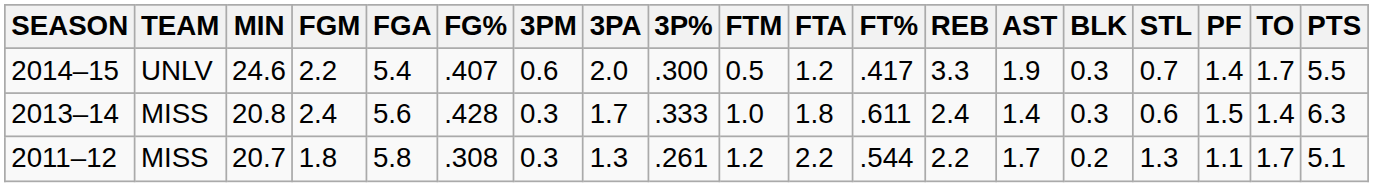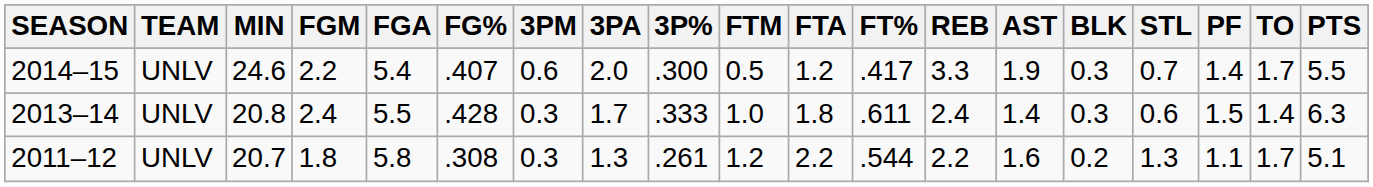(175, 114) MISS -> (177, 114) UNLV
(392, 114) 5.6 -> (392, 114) 5.5
(175, 158) MISS -> (177, 158) UNLV
(1021, 158) 1.7 -> (1021, 158) 1.6
